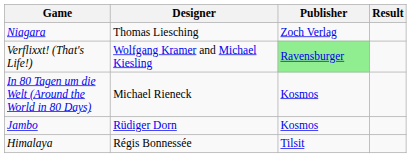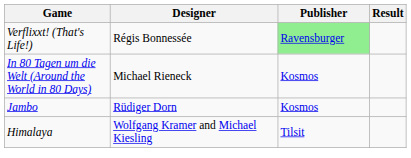- row: (26, 31)
(185, 56) Wolfgang Kramer and Michael Kiesling -> (152, 38) Régis Bonnessée
(152, 143) Régis Bonnessée -> (185, 132) Wolfgang Kramer and Michael Kiesling
